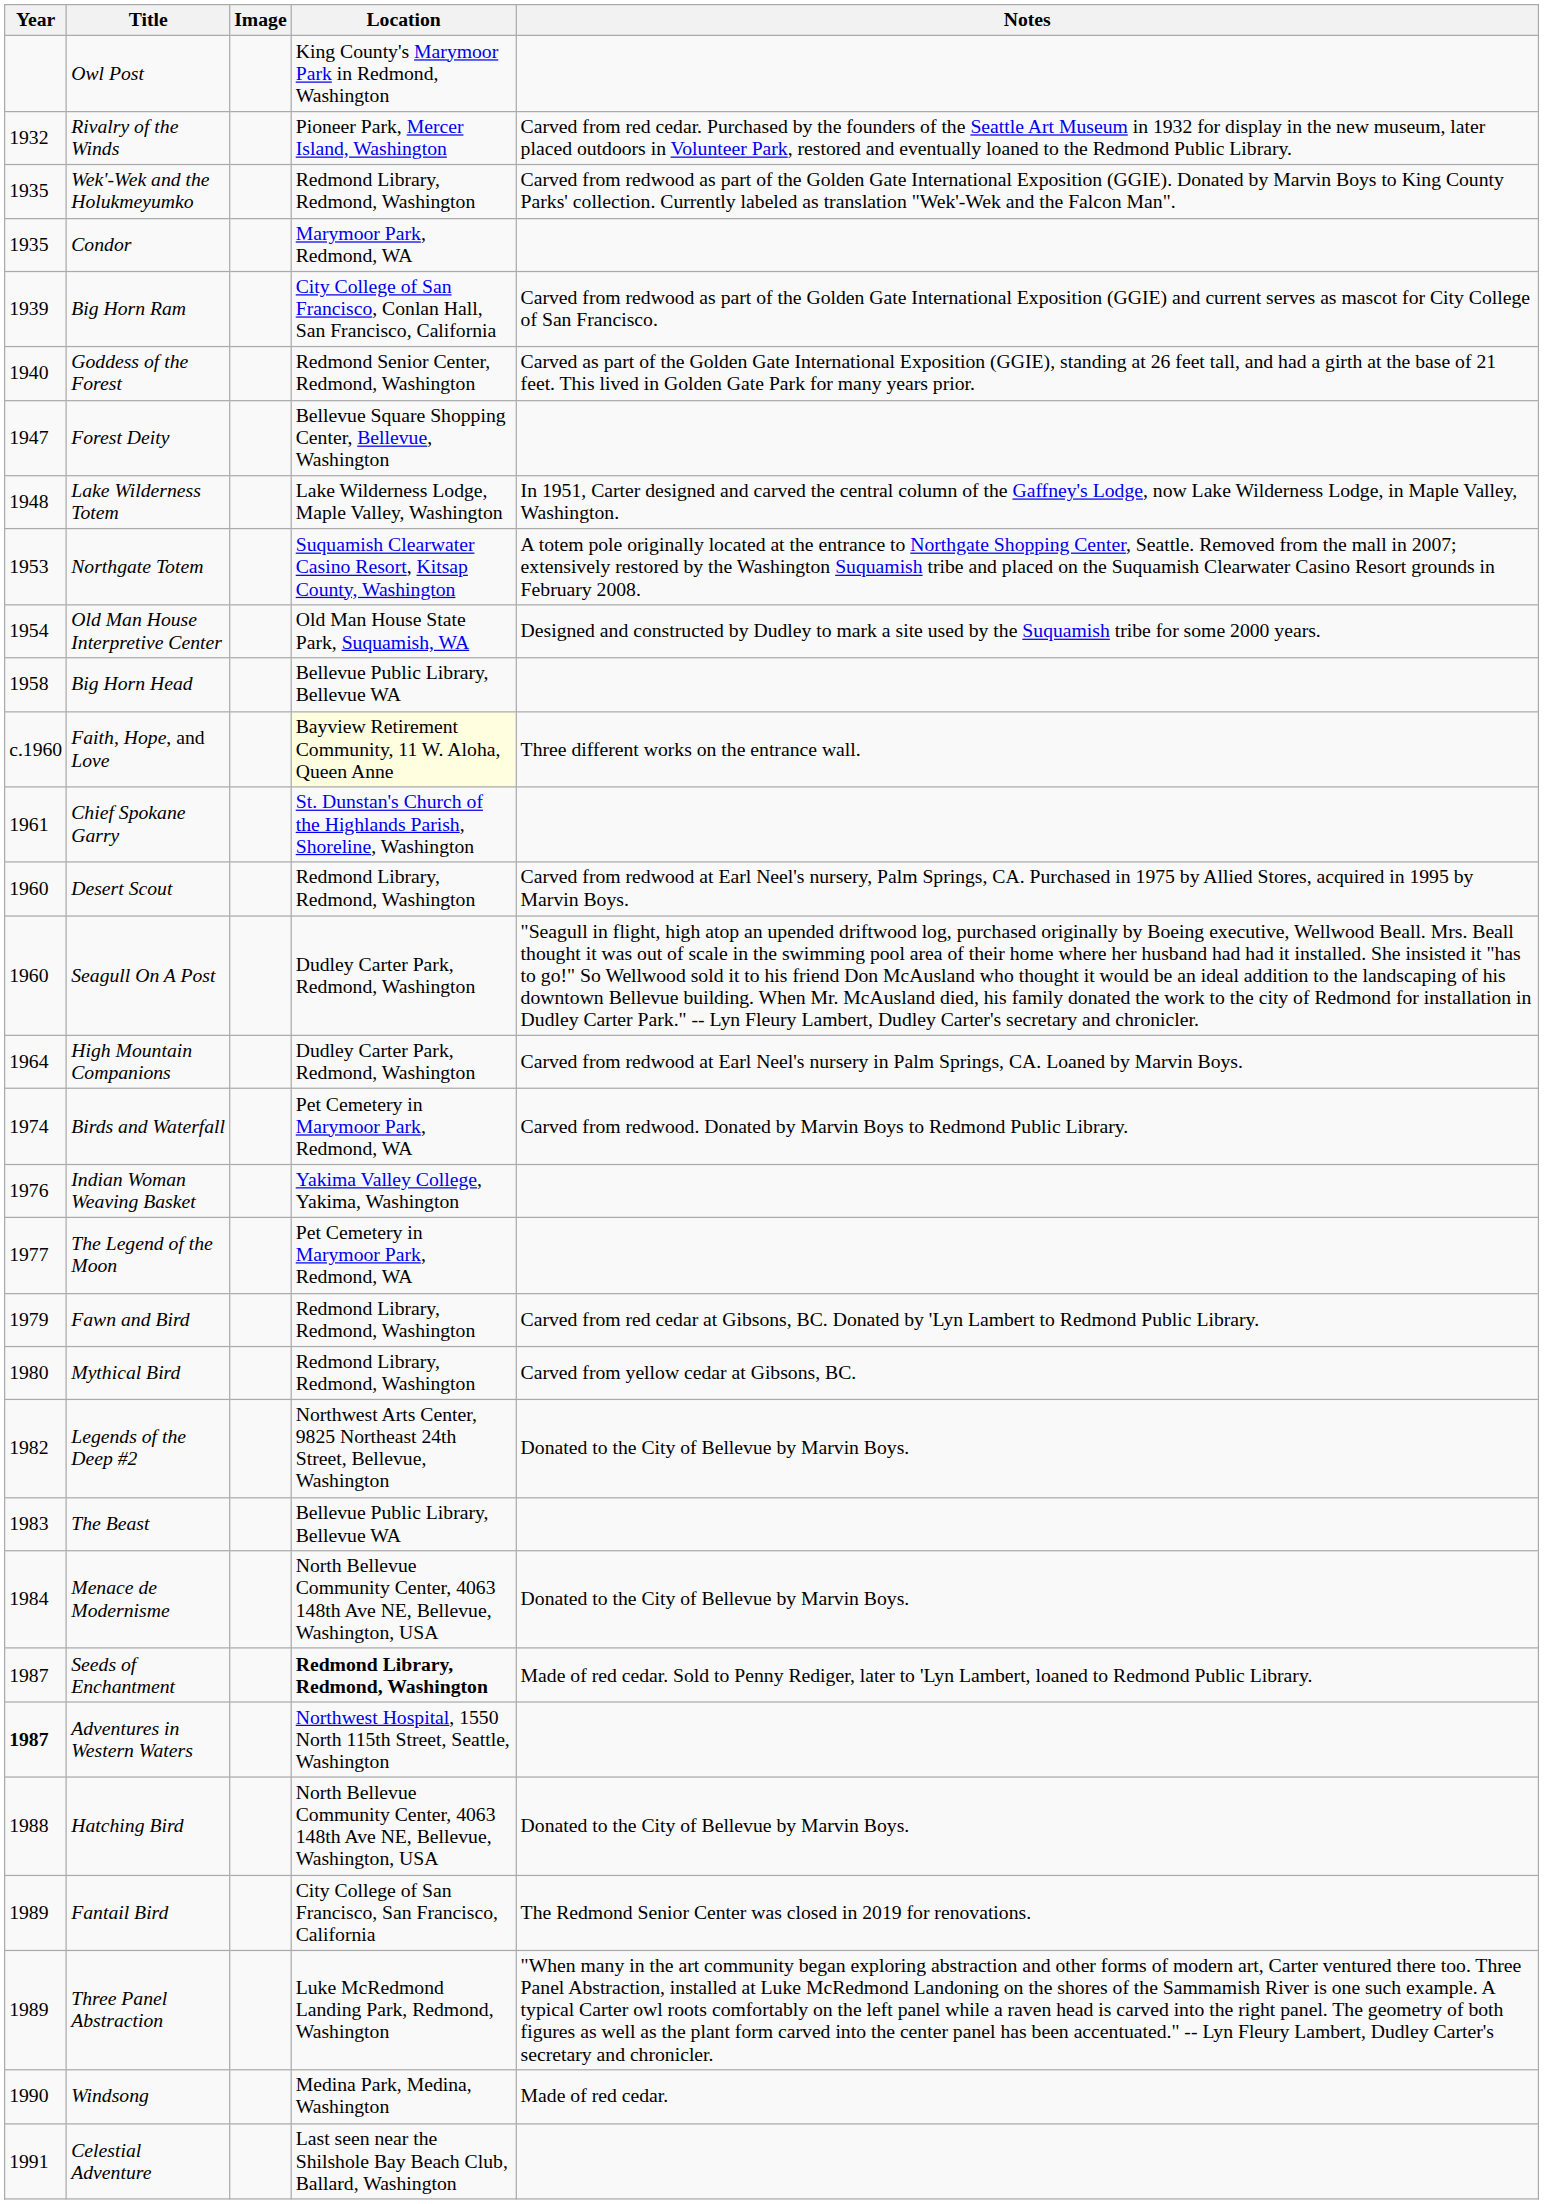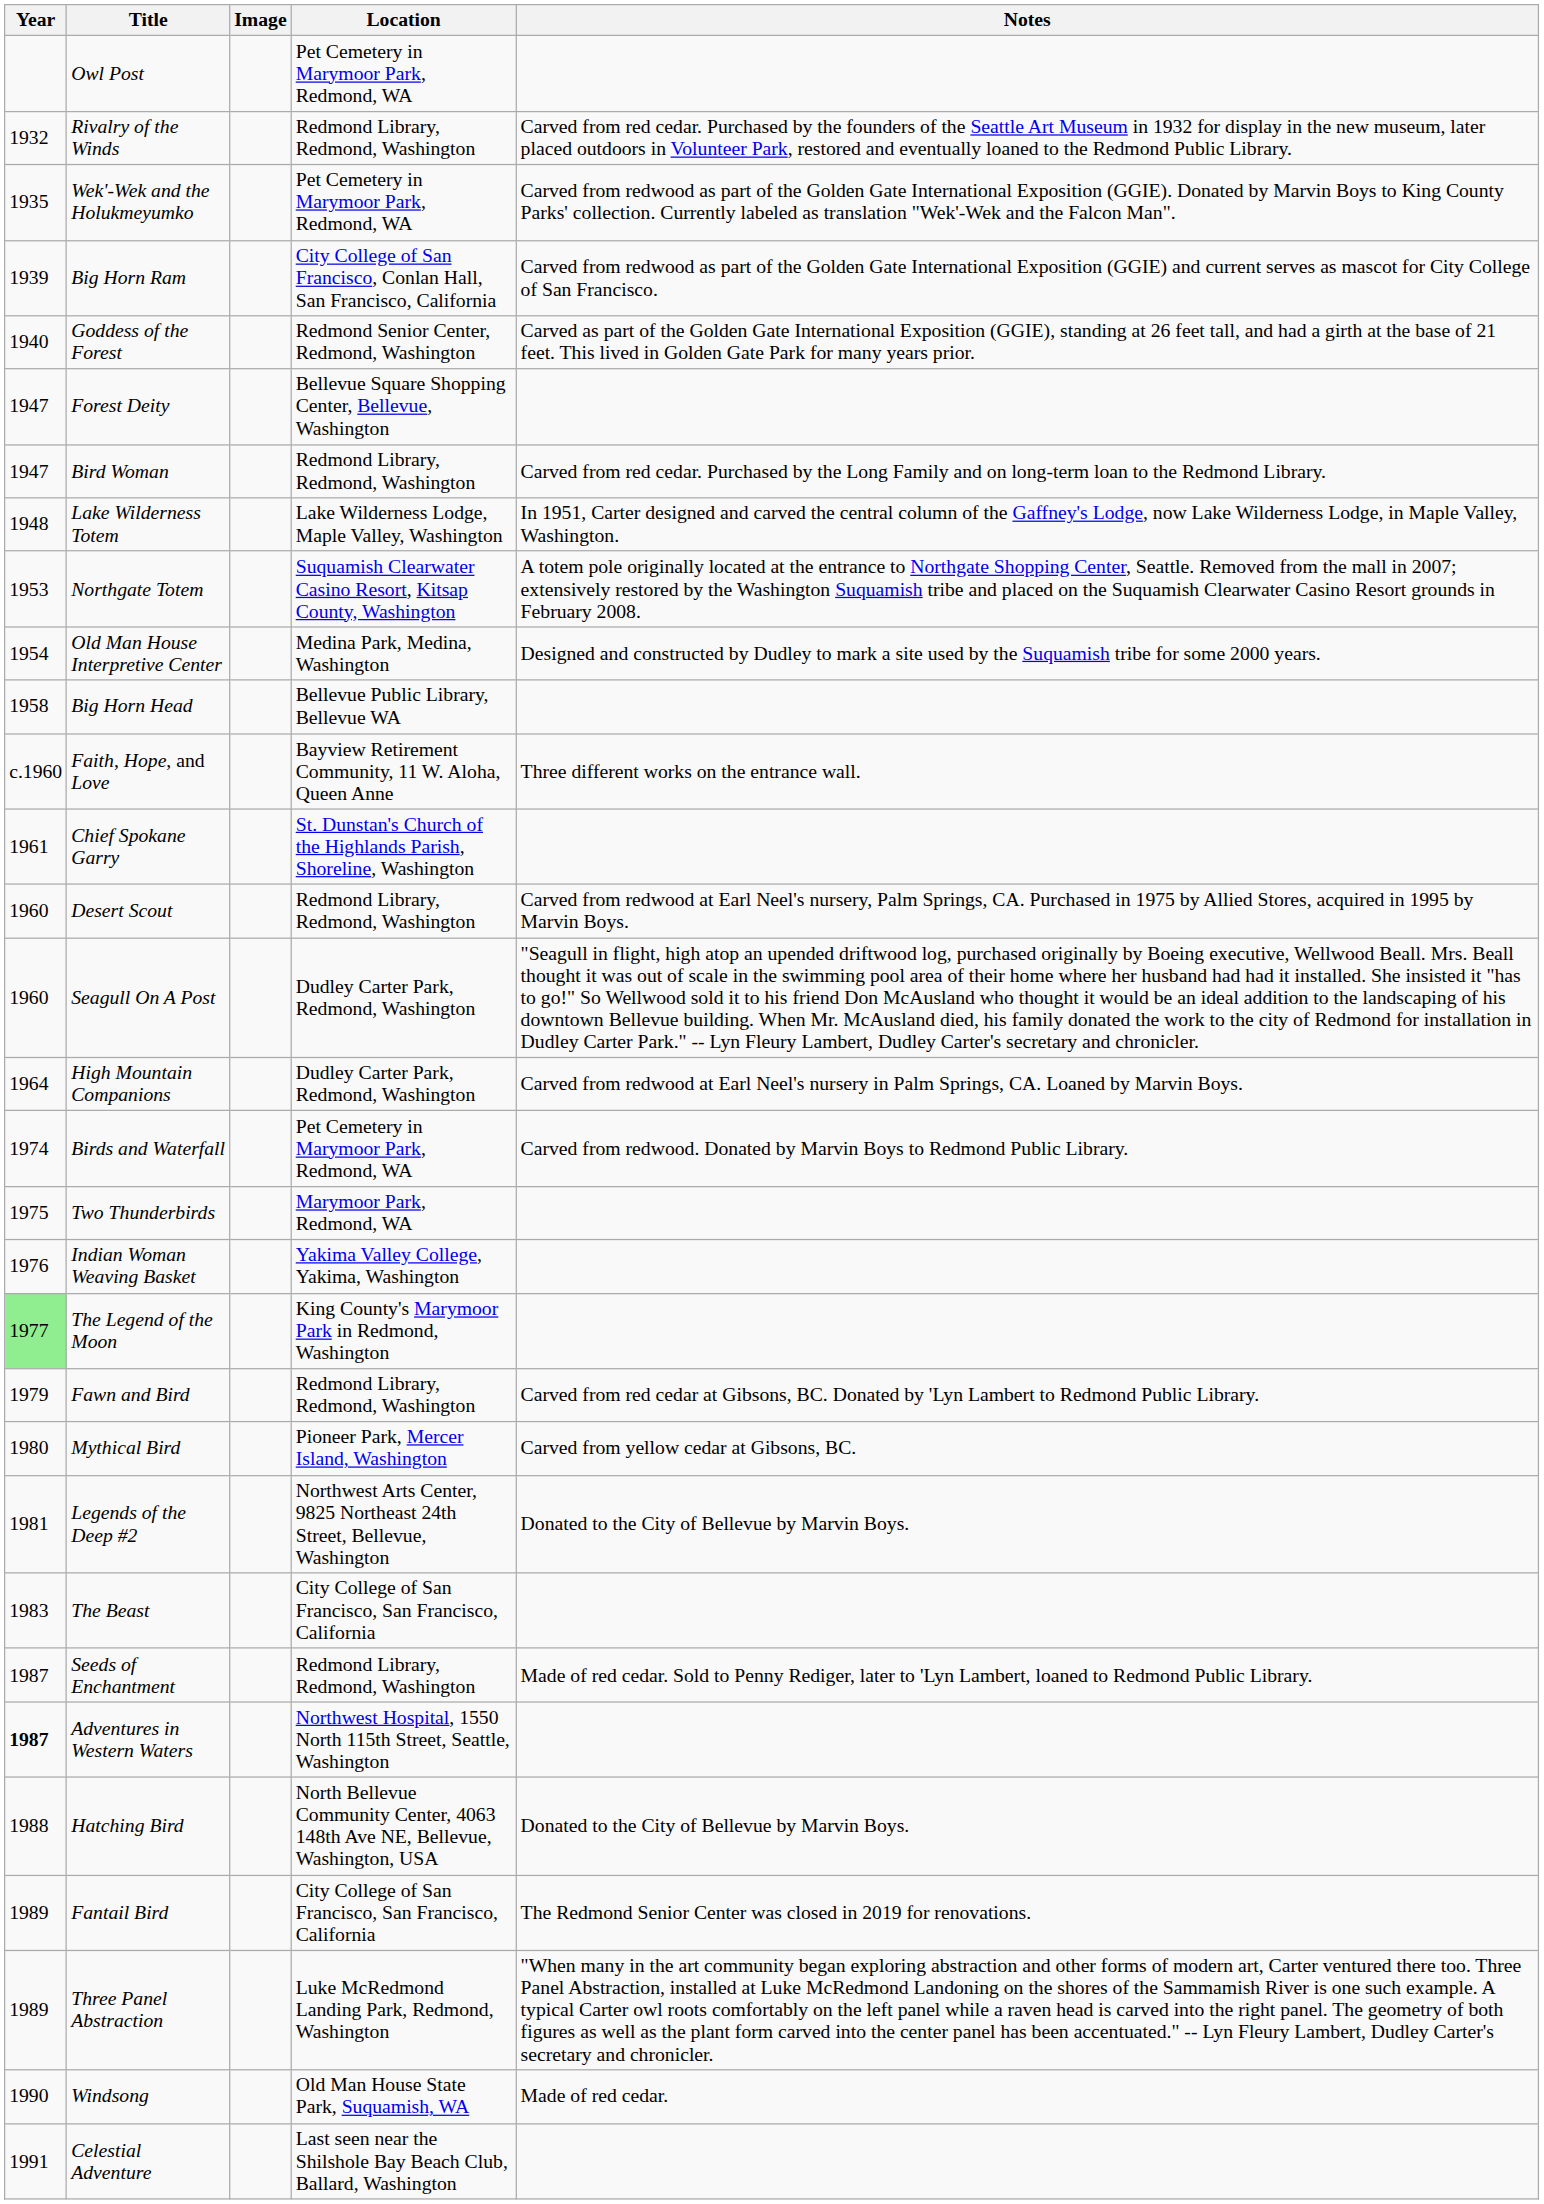(397, 73) King County's Marymoor Park in Redmond, Washington -> (361, 73) Pet Cemetery in Marymoor Park, Redmond, WA
(380, 137) Pioneer Park, Mercer Island, Washington -> (385, 137) Redmond Library, Redmond, Washington
(385, 191) Redmond Library, Redmond, Washington -> (361, 202) Pet Cemetery in Marymoor Park, Redmond, WA
- row: (101, 244)
+ row: (120, 471)
(382, 631) Old Man House State Park, Suquamish, WA -> (384, 653) Medina Park, Medina, Washington
(398, 748) lightyellow background -> (398, 771) no background
+ row: (143, 1212)
(29, 1255) no background -> (29, 1330) lightgreen background
(361, 1255) Pet Cemetery in Marymoor Park, Redmond, WA -> (397, 1330) King County's Marymoor Park in Redmond, Washington
(385, 1372) Redmond Library, Redmond, Washington -> (380, 1448) Pioneer Park, Mercer Island, Washington
(29, 1448) 1982 -> (29, 1523) 1981
(392, 1523) Bellevue Public Library, Bellevue WA -> (397, 1610) City College of San Francisco, San Francisco, California
- row: (120, 1599)
(392, 1674) bold -> (385, 1674) normal
(384, 2096) Medina Park, Medina, Washington -> (382, 2096) Old Man House State Park, Suquamish, WA
